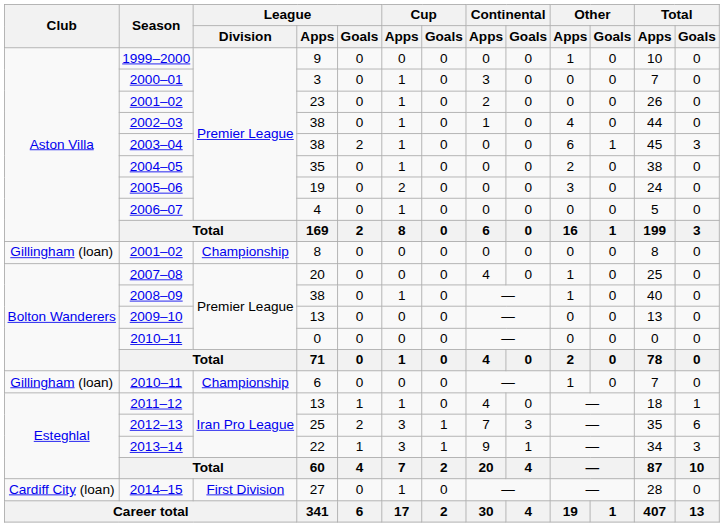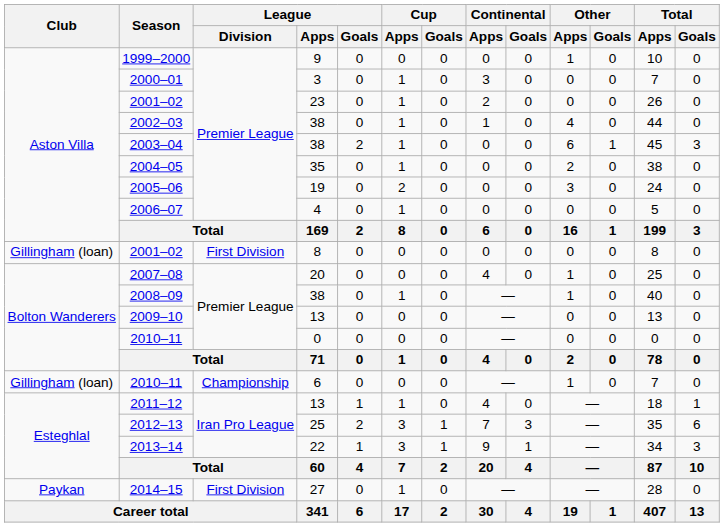(245, 252) Championship -> (245, 252) First Division
(62, 489) Cardiff City (loan) -> (62, 489) Paykan
